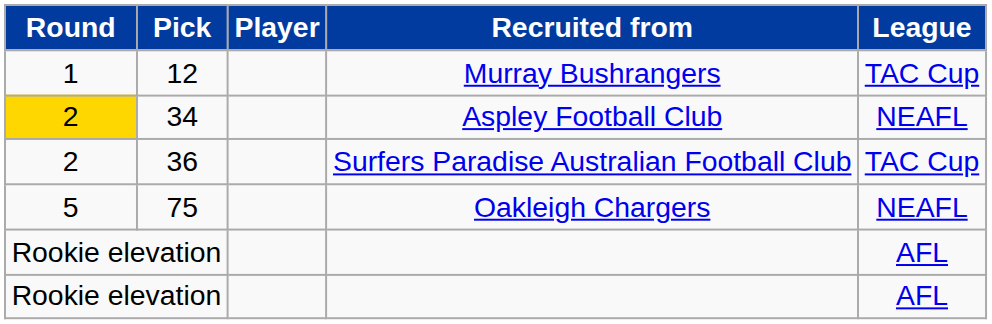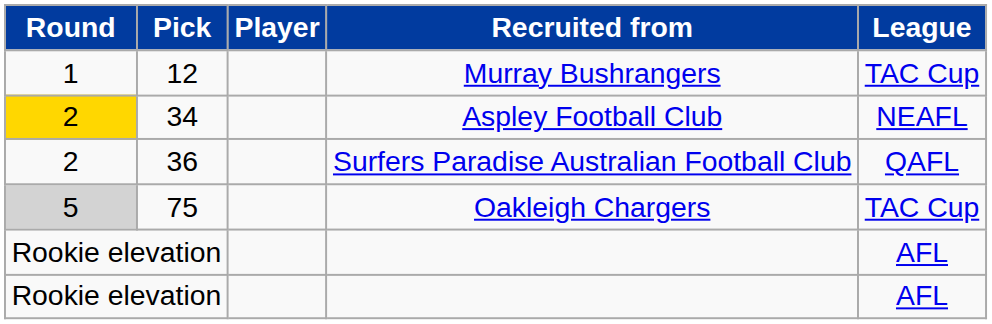(922, 162) TAC Cup -> (922, 162) QAFL
(71, 207) no background -> (71, 207) lightgrey background
(922, 207) NEAFL -> (922, 207) TAC Cup
